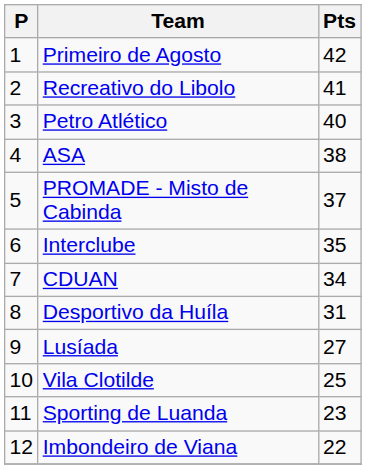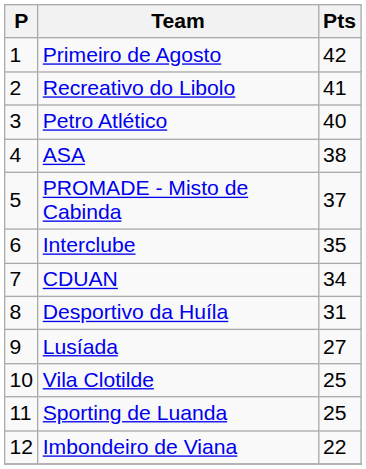(335, 413) 23 -> (335, 413) 25
